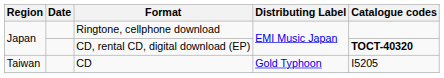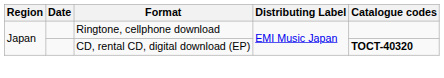- row: (84, 64)
